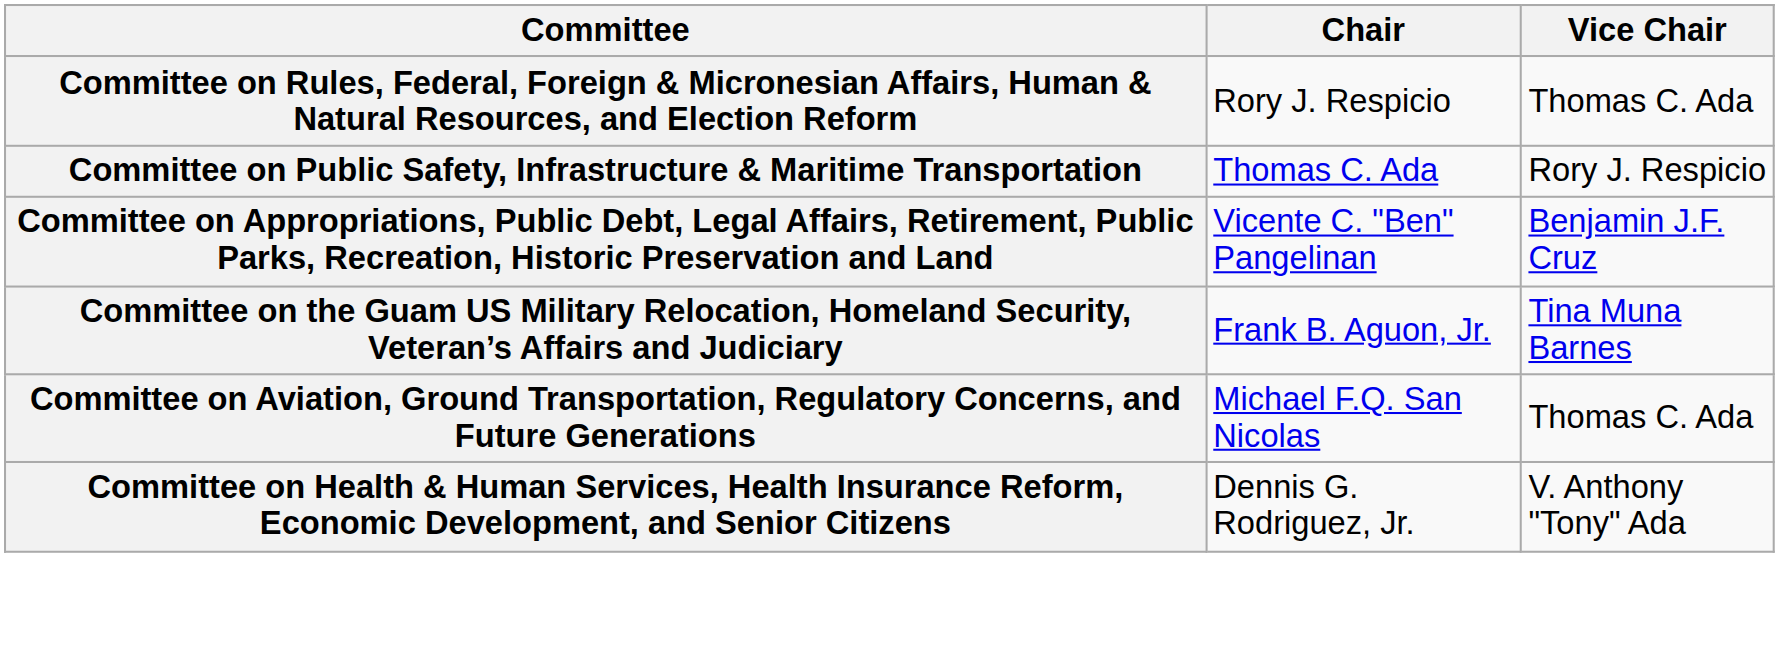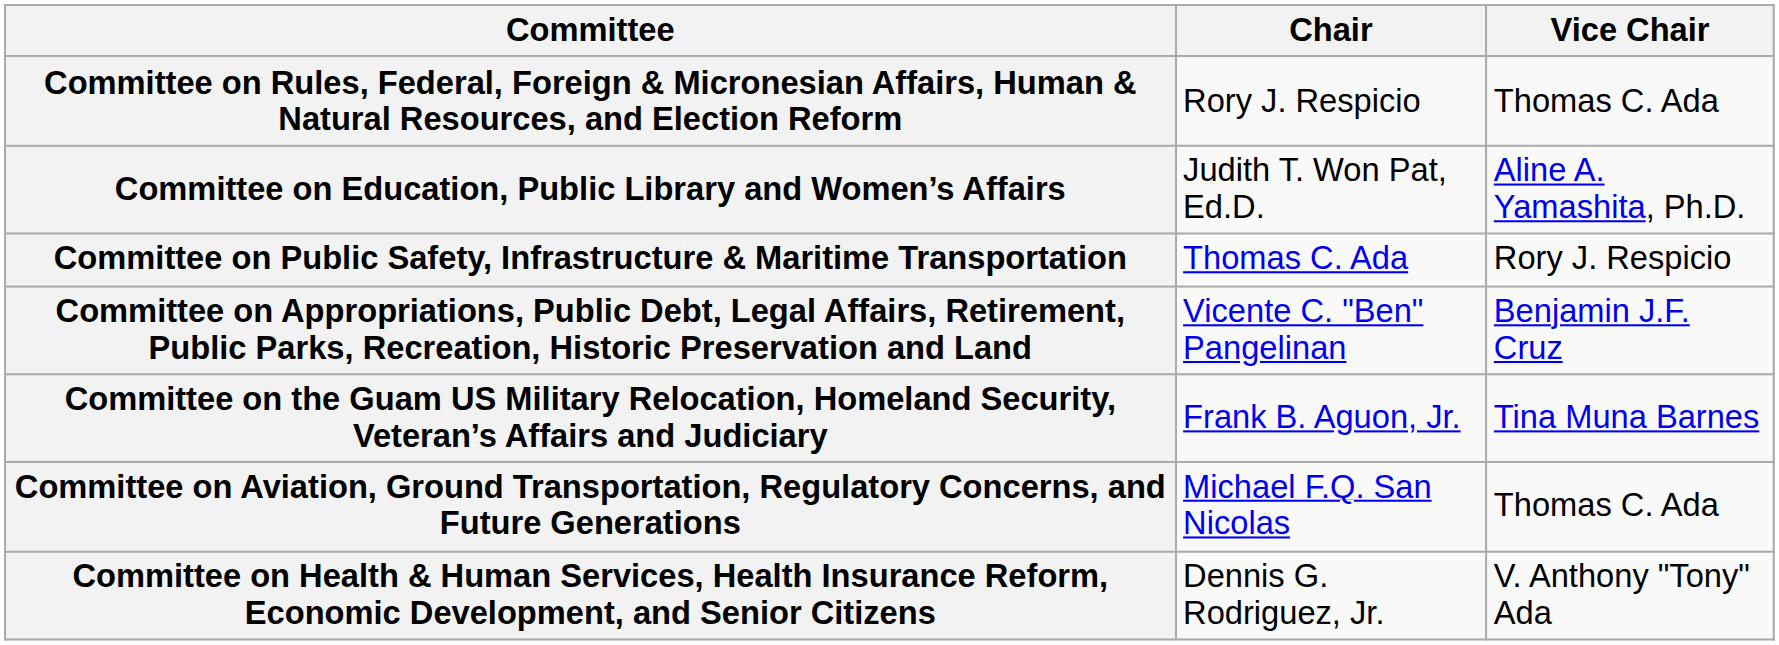+ row: (590, 188)
